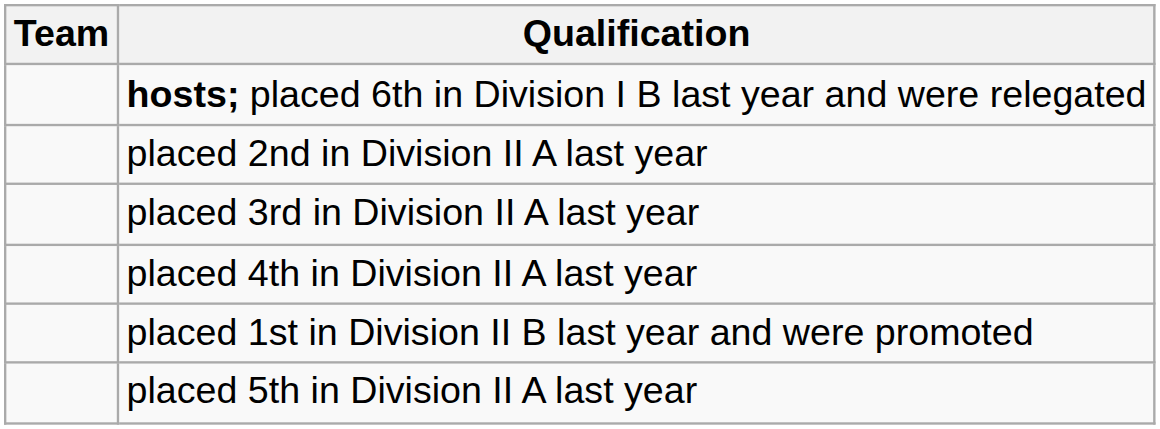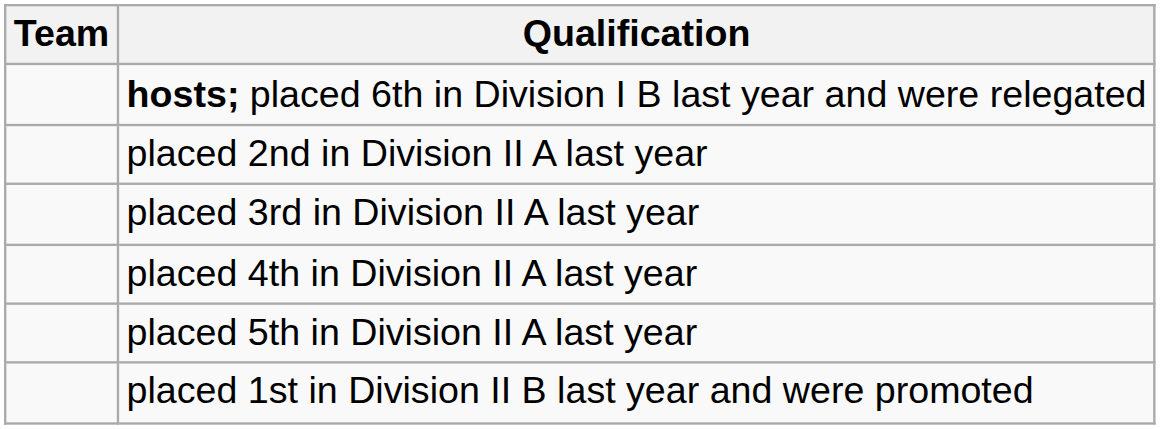rows swapped: (412, 392) <-> (580, 332)
